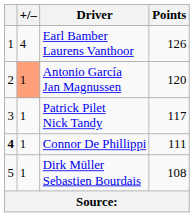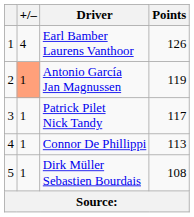(177, 79) 120 -> (177, 79) 119
(11, 144) bold -> (11, 144) normal
(177, 144) 111 -> (177, 144) 113
